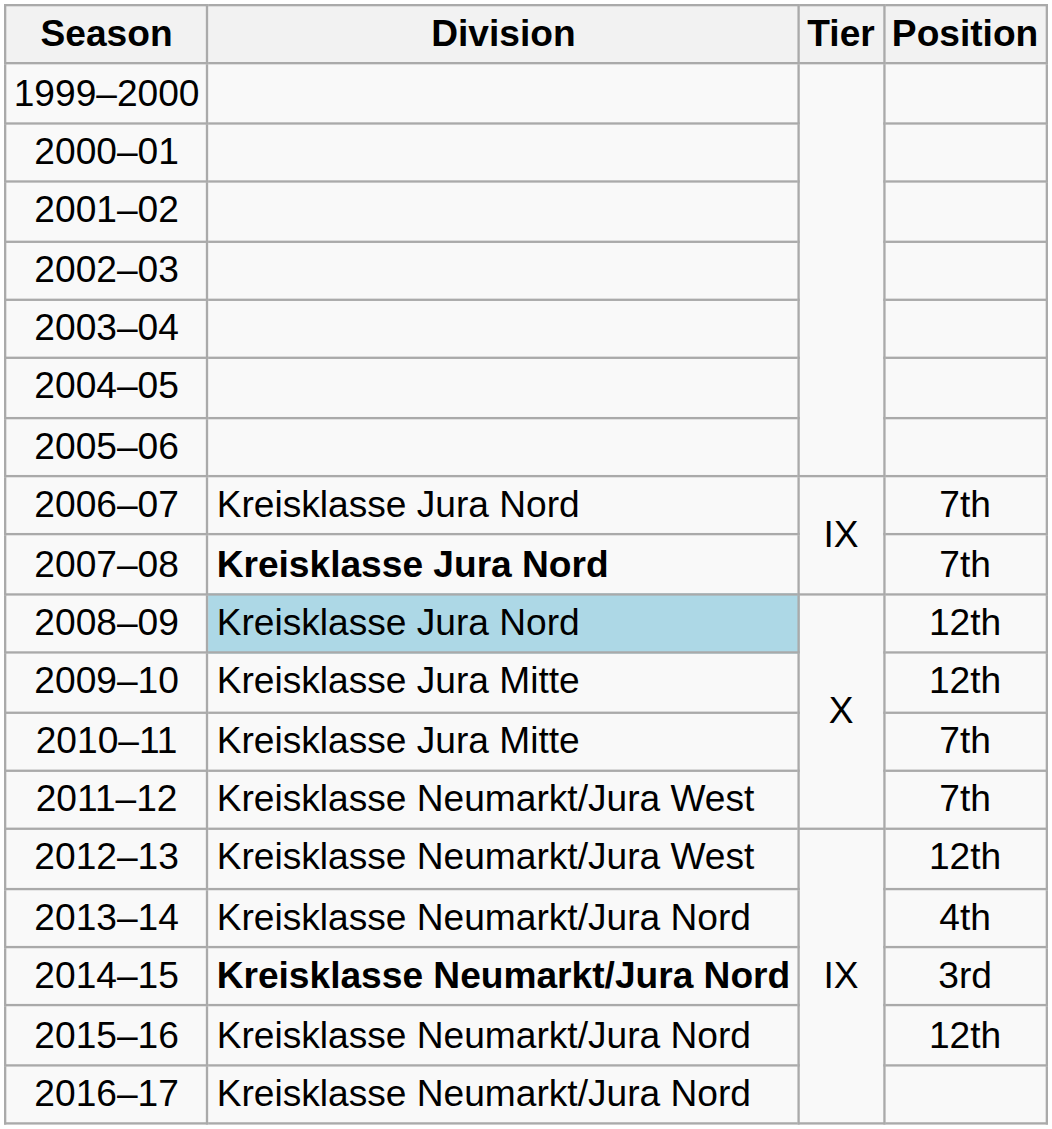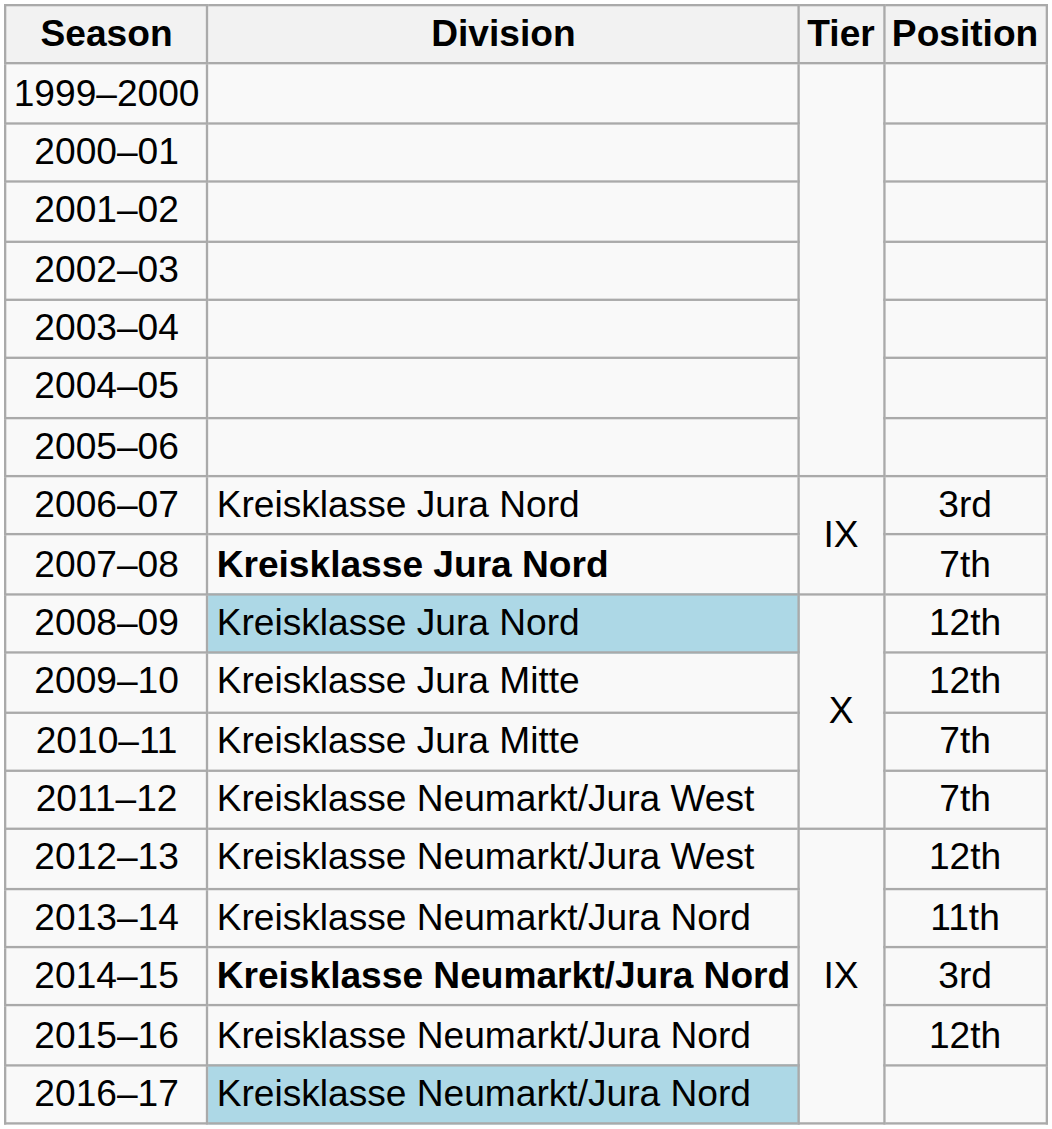(965, 504) 7th -> (965, 504) 3rd
(965, 916) 4th -> (965, 916) 11th
(484, 1093) no background -> (484, 1093) lightblue background
